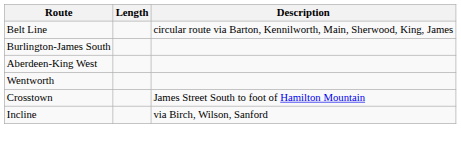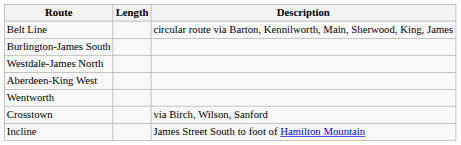+ row: (55, 64)
(259, 98) James Street South to foot of Hamilton Mountain -> (211, 115) via Birch, Wilson, Sanford
(211, 115) via Birch, Wilson, Sanford -> (259, 132) James Street South to foot of Hamilton Mountain
